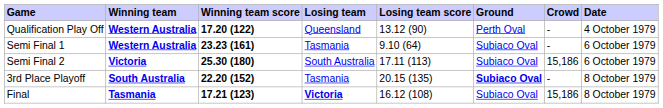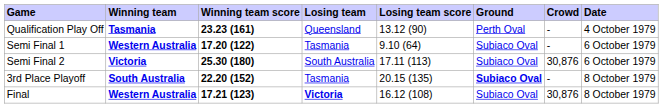(152, 29) Western Australia -> (132, 29) Tasmania
(228, 29) 17.20 (122) -> (228, 29) 23.23 (161)
(228, 45) 23.23 (161) -> (228, 45) 17.20 (122)
(563, 62) 15,186 -> (563, 62) 30,876
(132, 95) Tasmania -> (152, 95) Western Australia
(563, 95) 15,186 -> (563, 95) 30,876
